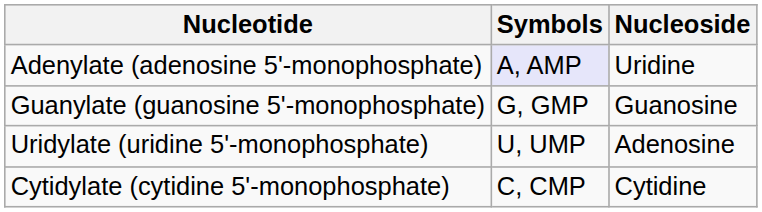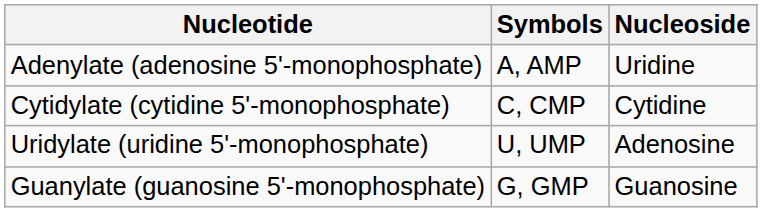(539, 65) lavender background -> (539, 65) no background
rows swapped: (248, 105) <-> (230, 186)
